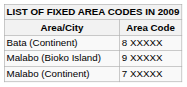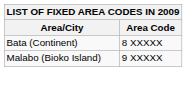- row: (48, 74)
